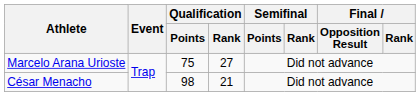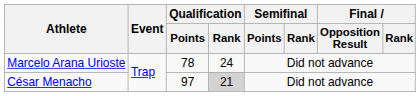(188, 63) 75 -> (188, 63) 78
(227, 63) 27 -> (227, 63) 24
(188, 82) 98 -> (188, 82) 97
(227, 82) no background -> (227, 82) lightgrey background
